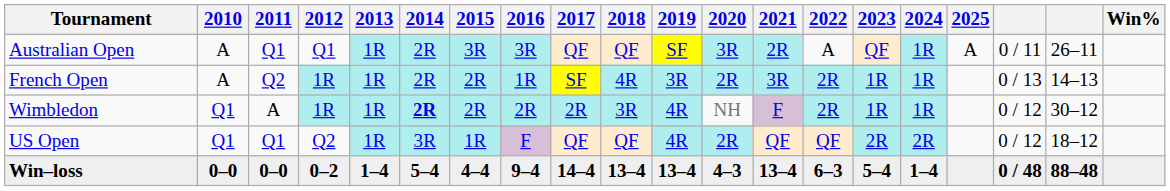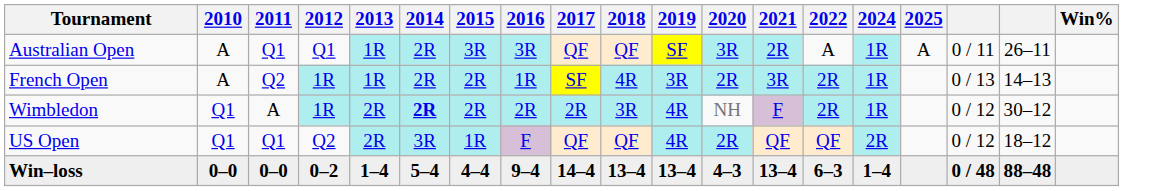- column: (877, 19)
(374, 110) 1R -> (374, 110) 2R
(374, 140) 1R -> (374, 140) 2R
